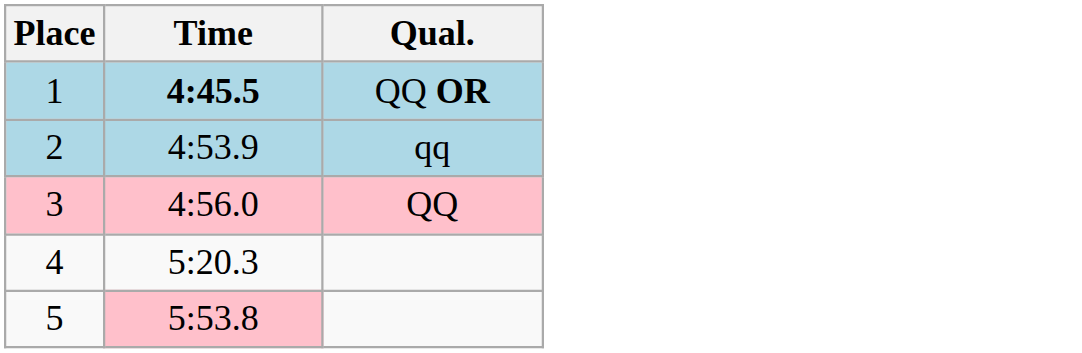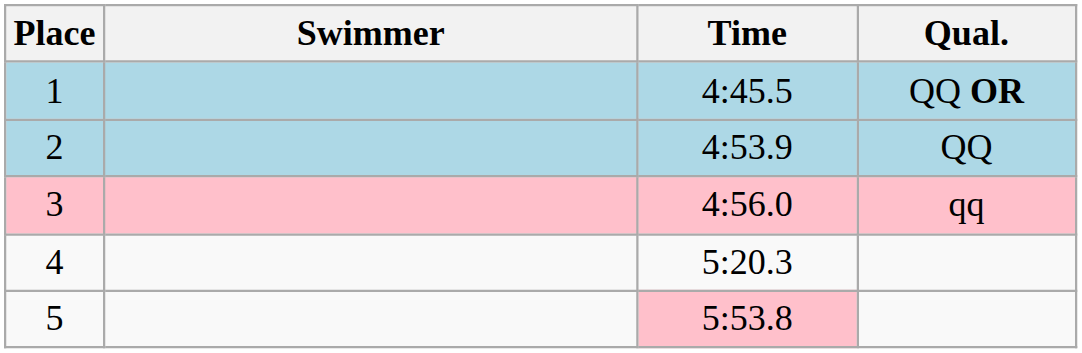+ column: (371, 33)
(213, 90) bold -> (747, 90) normal
(432, 147) qq -> (966, 147) QQ
(432, 204) QQ -> (966, 204) qq
